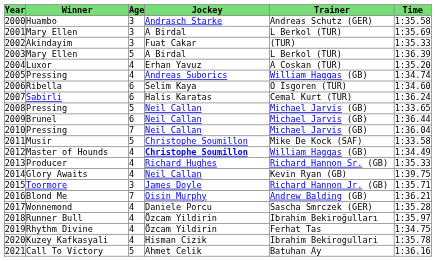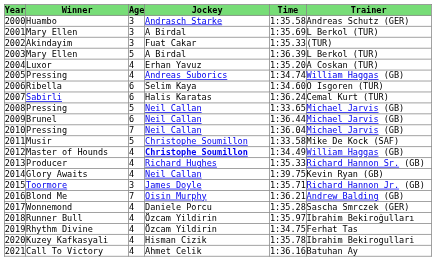columns swapped: (332, 10) <-> (413, 10)
(132, 251) 5 -> (132, 251) 4
